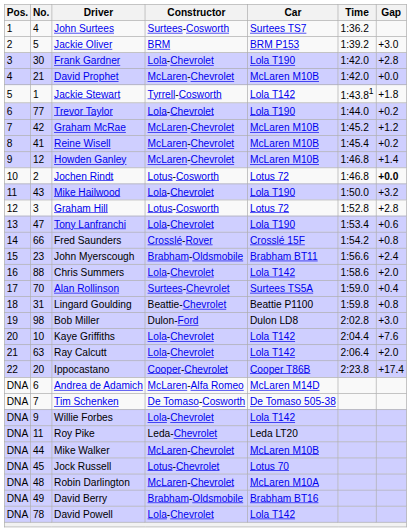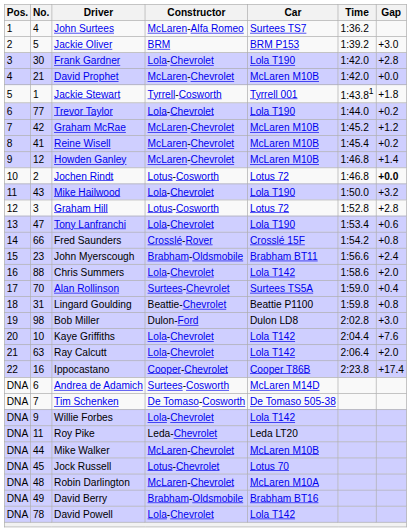(188, 29) Surtees-Cosworth -> (196, 29) McLaren-Alfa Romeo
(273, 94) Lola T142 -> (274, 94) Tyrrell 001
(39, 369) 20 -> (39, 369) 16
(196, 385) McLaren-Alfa Romeo -> (188, 385) Surtees-Cosworth
